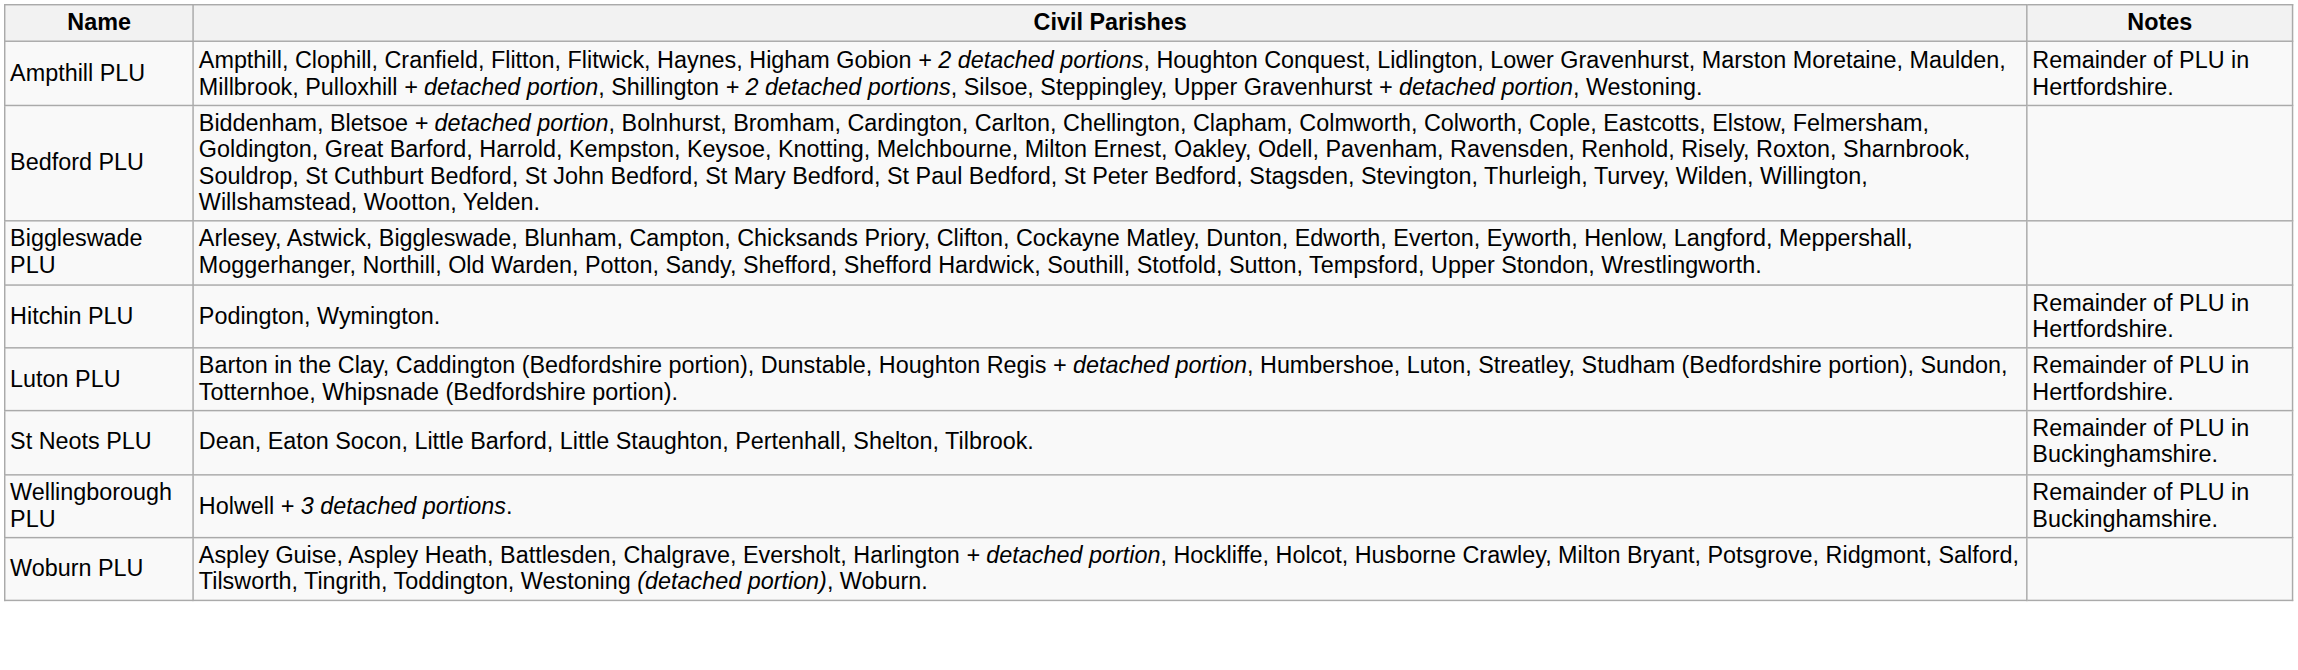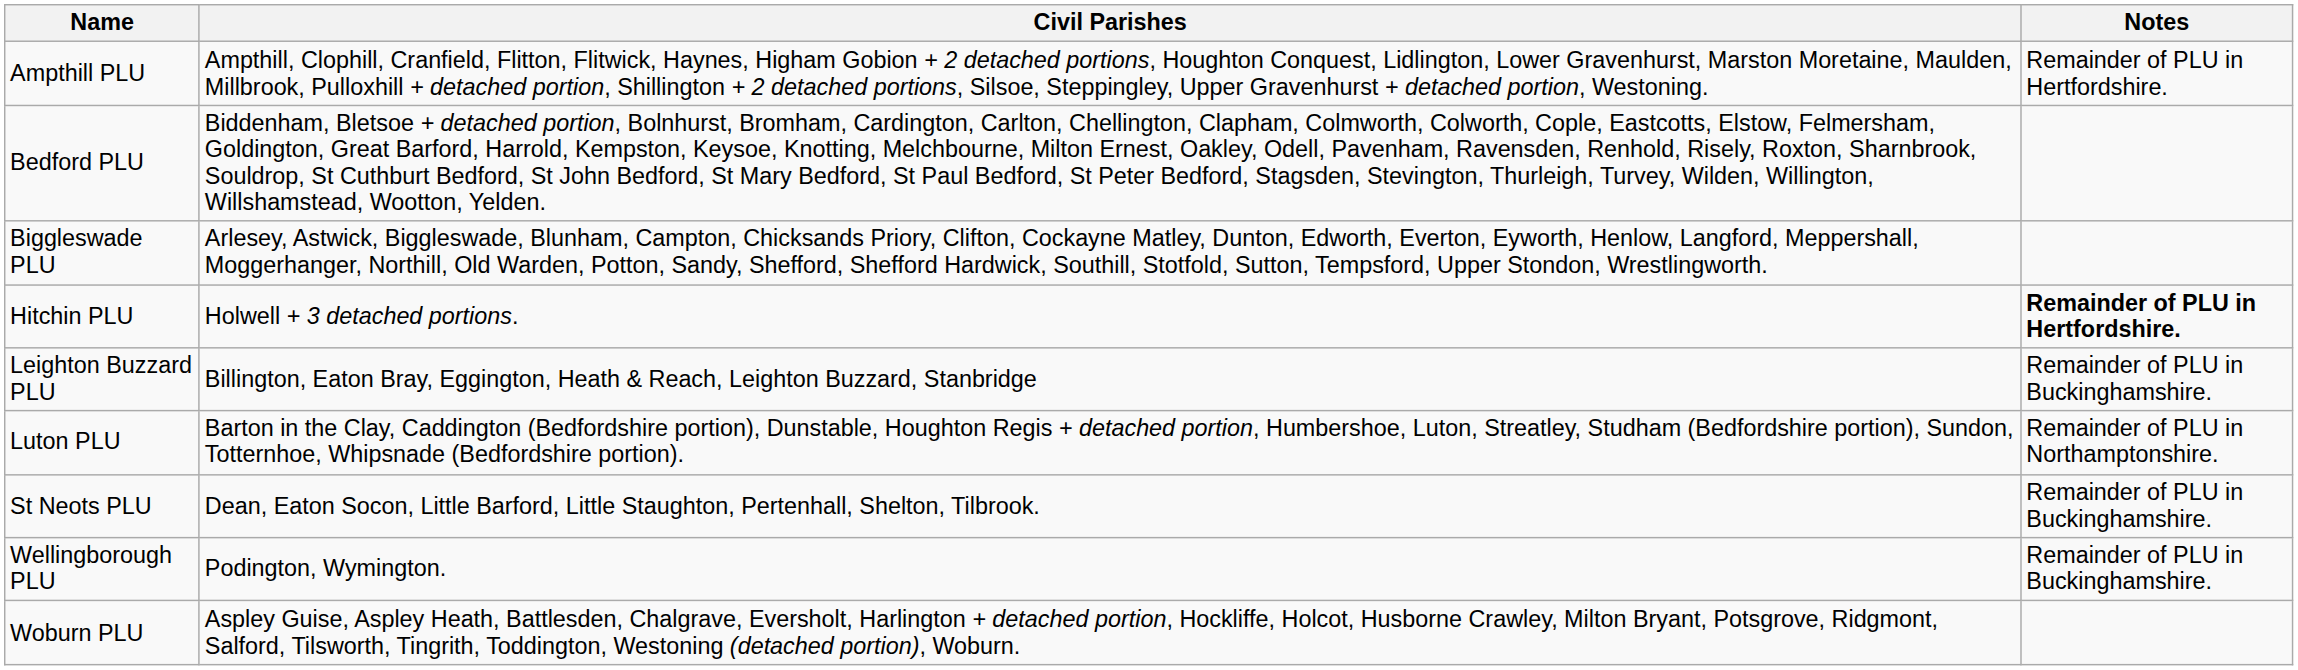(319, 315) Podington, Wymington. -> (362, 315) Holwell + 3 detached portions.
(2141, 315) normal -> (2141, 315) bold
+ row: (101, 379)
(2141, 379) Remainder of PLU in Hertfordshire. -> (2135, 442) Remainder of PLU in Northamptonshire.
(356, 505) Holwell + 3 detached portions. -> (325, 569) Podington, Wymington.
